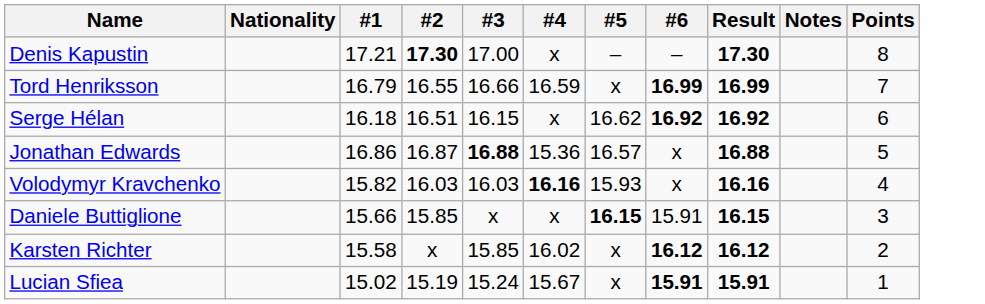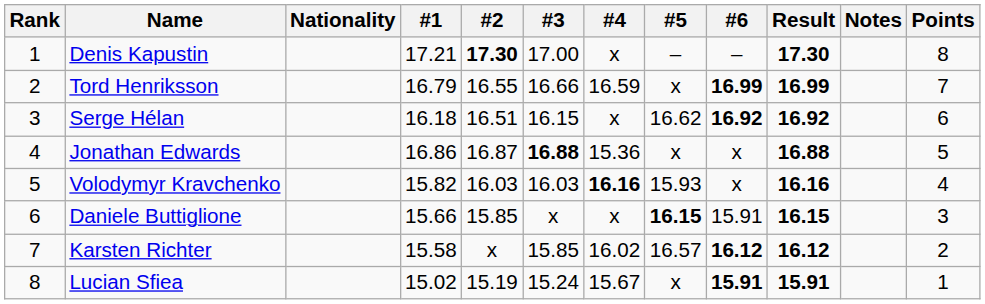+ column: (35, 20)
(616, 151) 16.57 -> (676, 151) x
(616, 250) x -> (676, 250) 16.57
